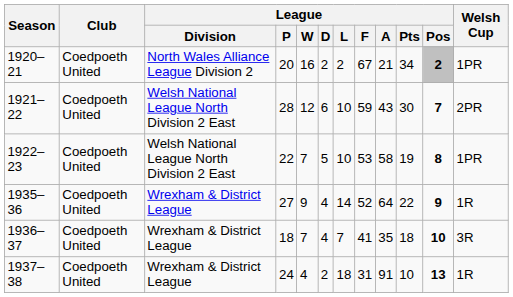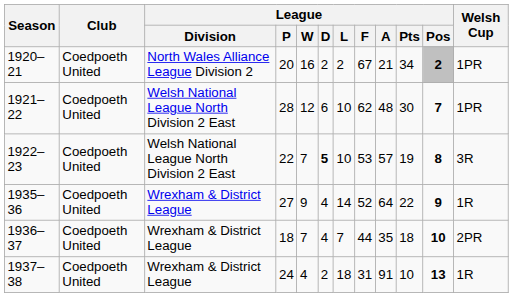(365, 108) 59 -> (365, 108) 62
(386, 108) 43 -> (386, 108) 48
(469, 108) 2PR -> (469, 108) 1PR
(325, 159) normal -> (325, 159) bold
(386, 159) 58 -> (386, 159) 57
(469, 159) 1PR -> (465, 159) 3R
(365, 238) 41 -> (365, 238) 44
(465, 238) 3R -> (469, 238) 2PR
